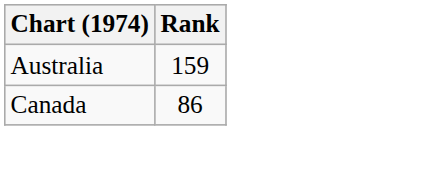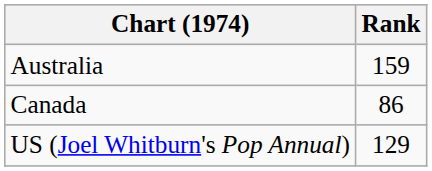+ row: (180, 144)
